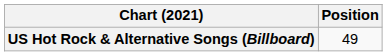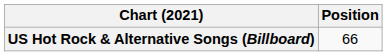(350, 39) 49 -> (350, 39) 66
